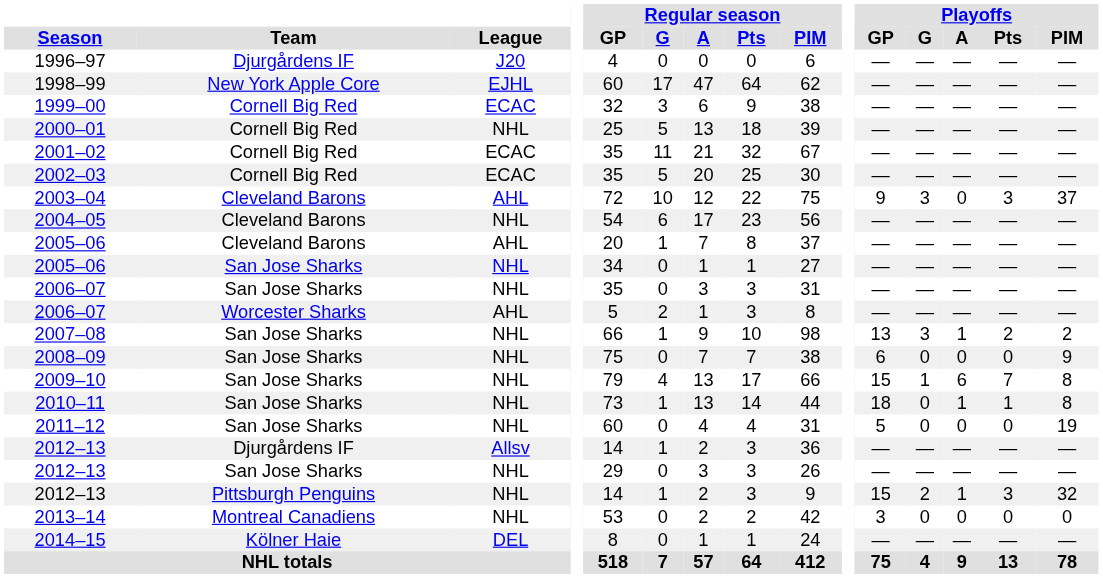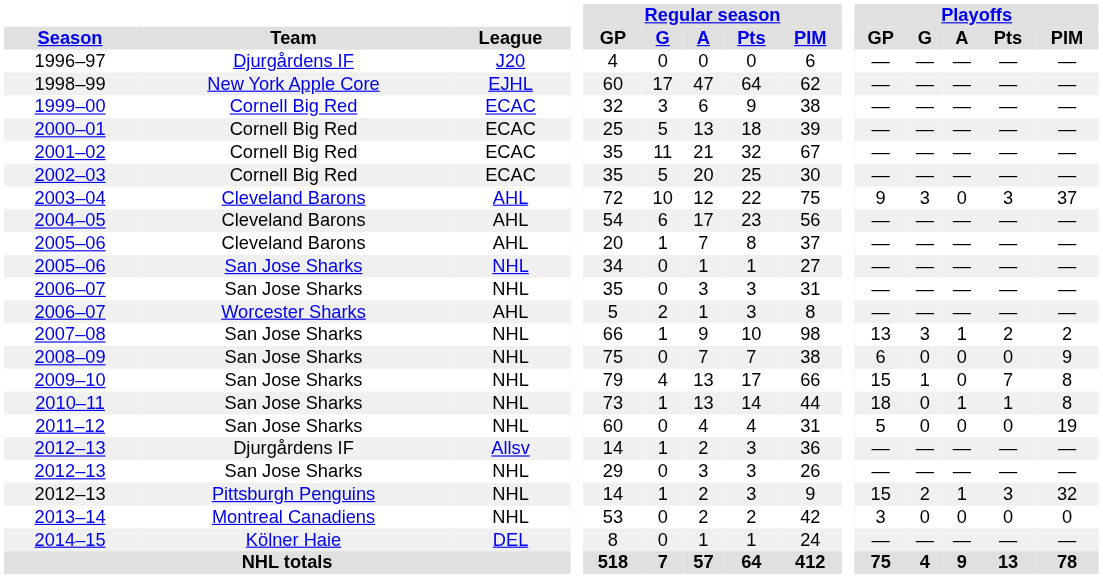(511, 129) NHL -> (511, 129) ECAC
(511, 220) NHL -> (511, 220) AHL
(962, 380) 6 -> (962, 380) 0
